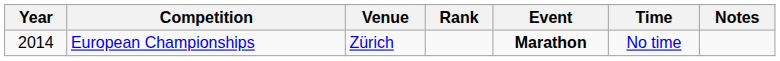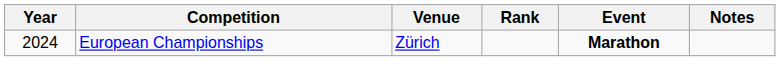- column: (654, 18)
(36, 43) 2014 -> (40, 43) 2024
